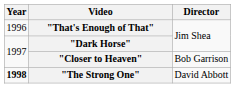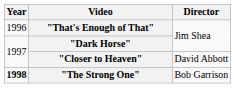(201, 59) Bob Garrison -> (201, 59) David Abbott
(201, 75) David Abbott -> (201, 75) Bob Garrison
